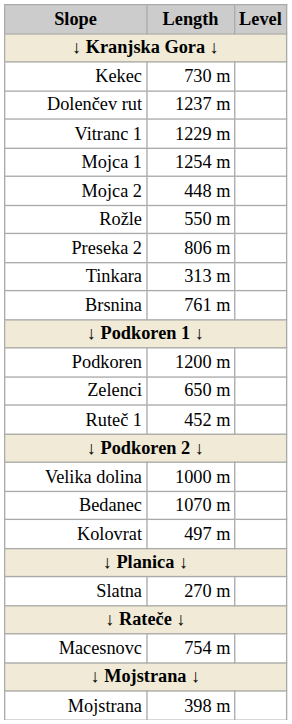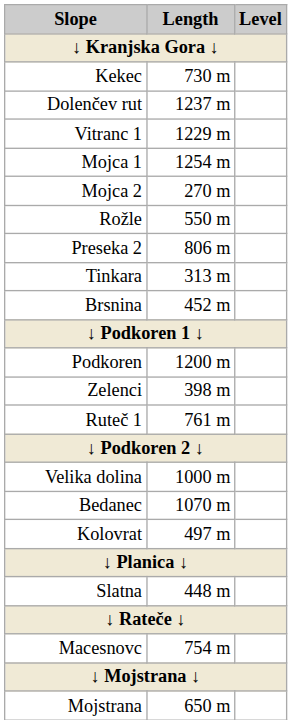(207, 190) 448 m -> (207, 190) 270 m
(207, 305) 761 m -> (207, 305) 452 m
(207, 390) 650 m -> (207, 390) 398 m
(207, 419) 452 m -> (207, 419) 761 m
(207, 591) 270 m -> (207, 591) 448 m
(207, 705) 398 m -> (207, 705) 650 m
